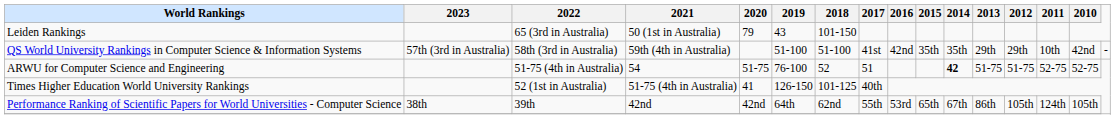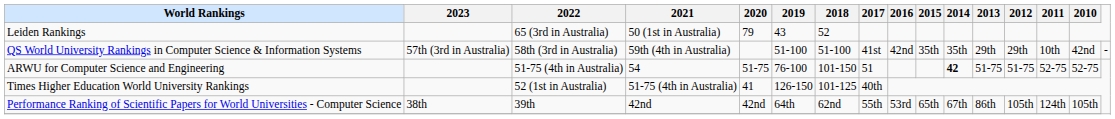(837, 31) 101-150 -> (824, 31) 52
(824, 68) 52 -> (837, 68) 101-150
